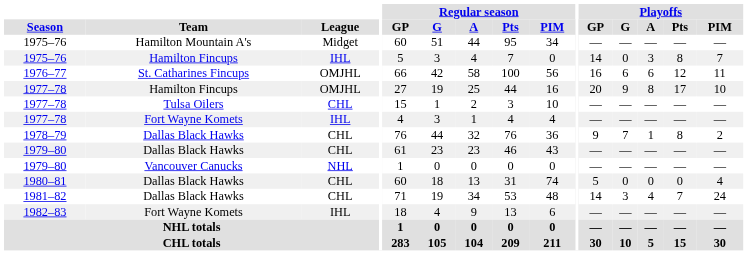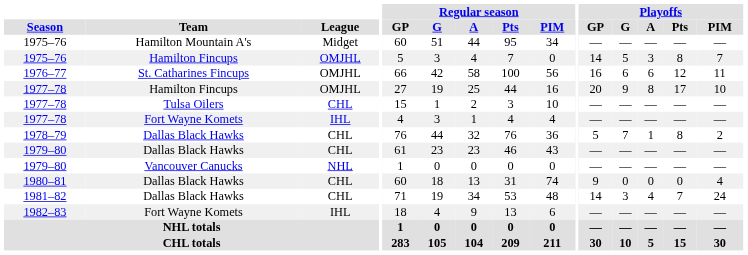(340, 58) IHL -> (340, 58) OMJHL
(625, 58) 0 -> (625, 58) 5
(596, 135) 9 -> (596, 135) 5
(596, 181) 5 -> (596, 181) 9
